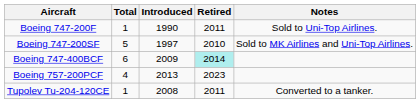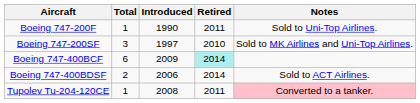(125, 43) 5 -> (125, 43) 3
+ row: (58, 75)
- row: (58, 75)
(324, 91) no background -> (324, 91) pink background
